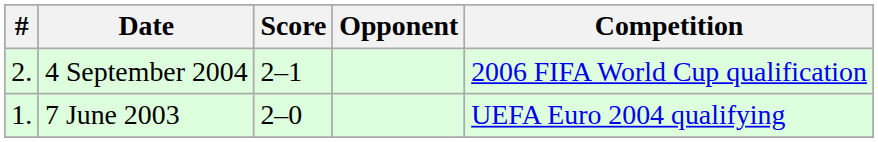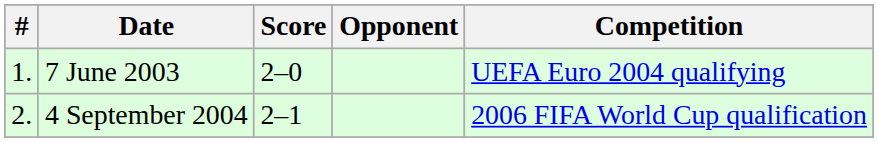rows swapped: (112, 114) <-> (146, 70)
